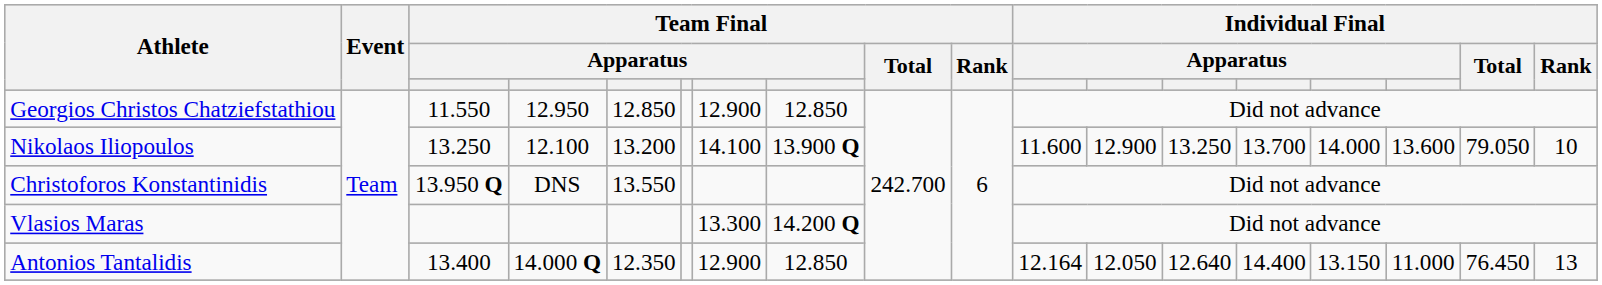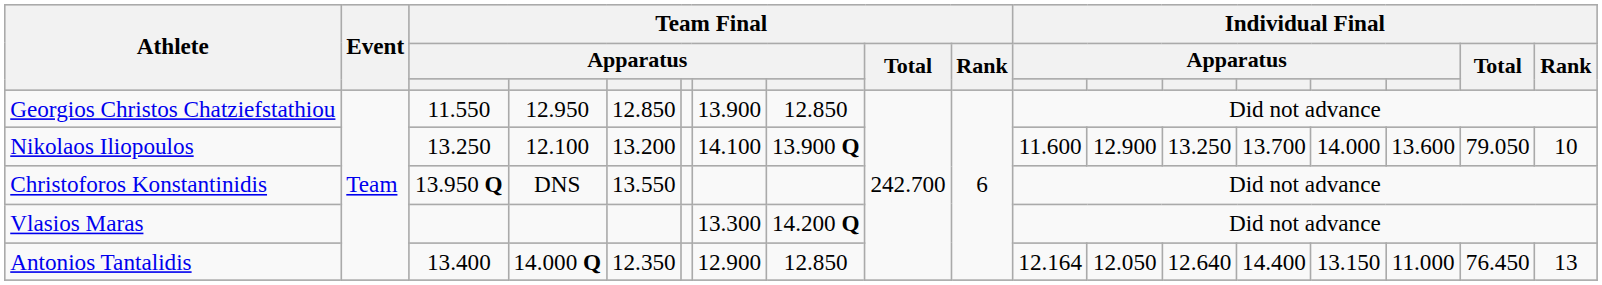(729, 108) 12.900 -> (729, 108) 13.900
